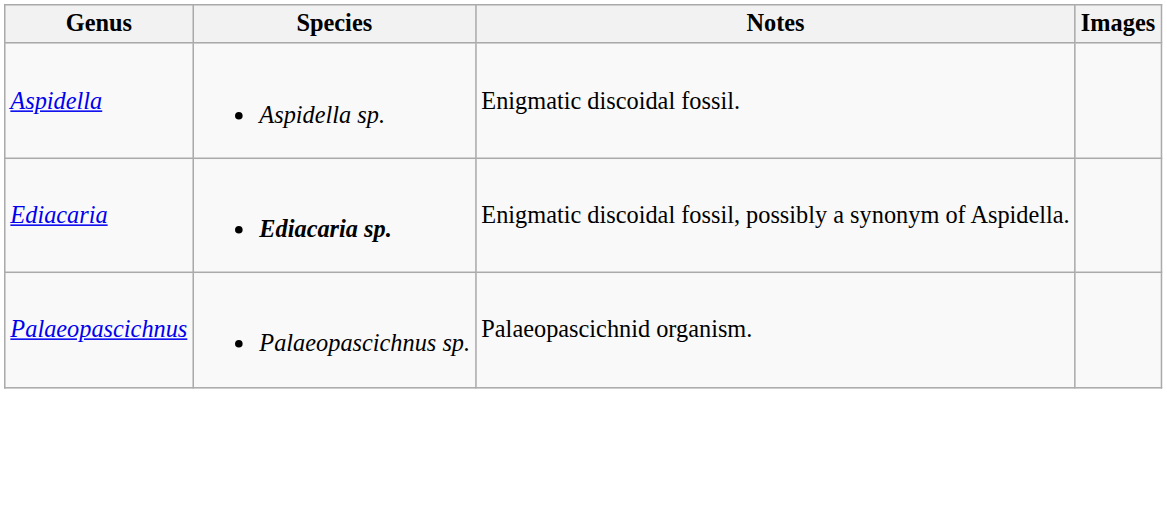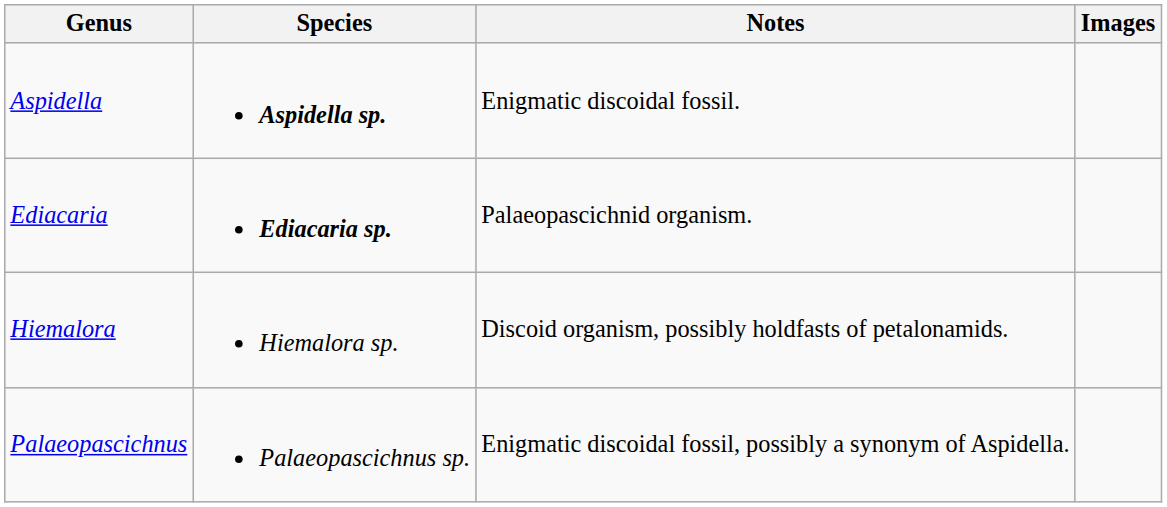(334, 114) normal -> (334, 114) bold
(775, 214) Enigmatic discoidal fossil, possibly a synonym of Aspidella. -> (617, 214) Palaeopascichnid organism.
+ row: (63, 329)
(617, 329) Palaeopascichnid organism. -> (775, 444) Enigmatic discoidal fossil, possibly a synonym of Aspidella.
